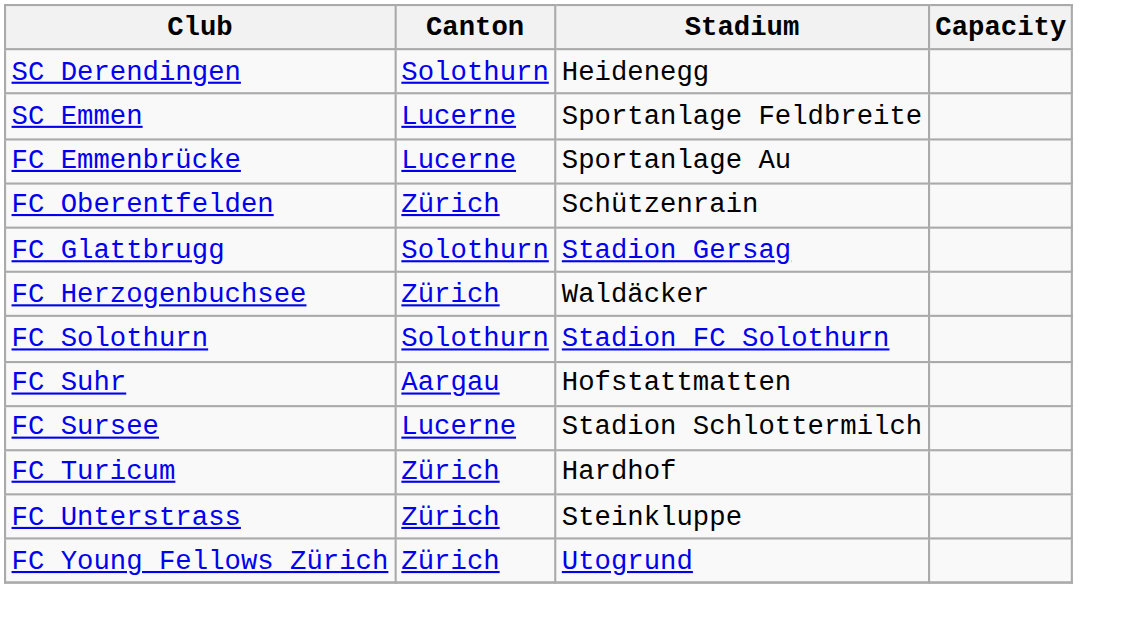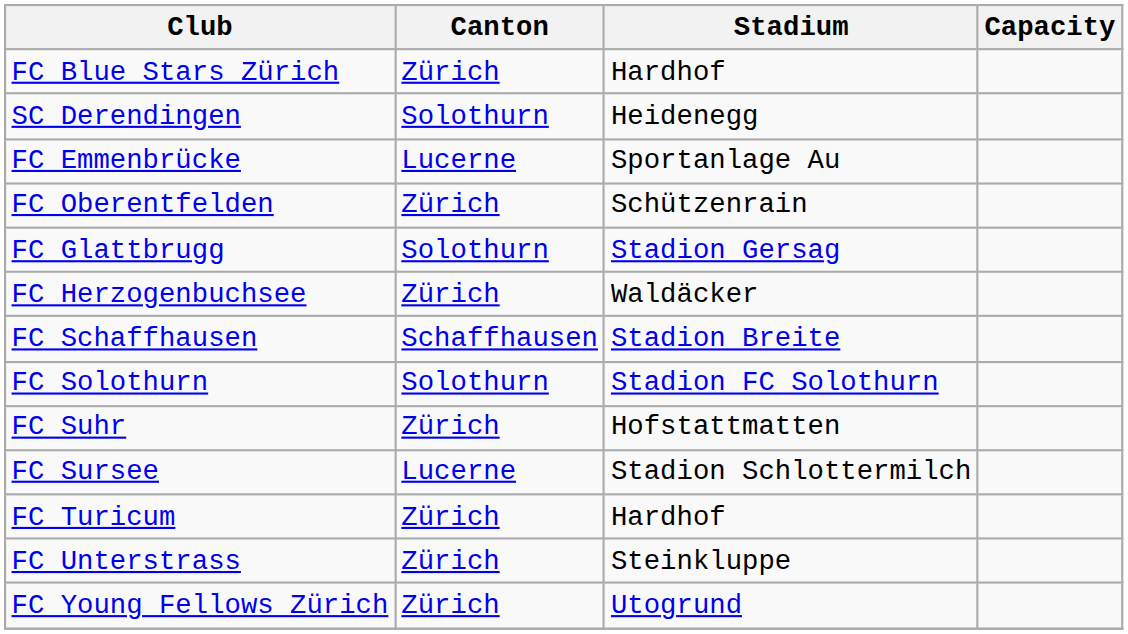+ row: (175, 72)
- row: (77, 116)
+ row: (134, 339)
(451, 383) Aargau -> (451, 428) Zürich
